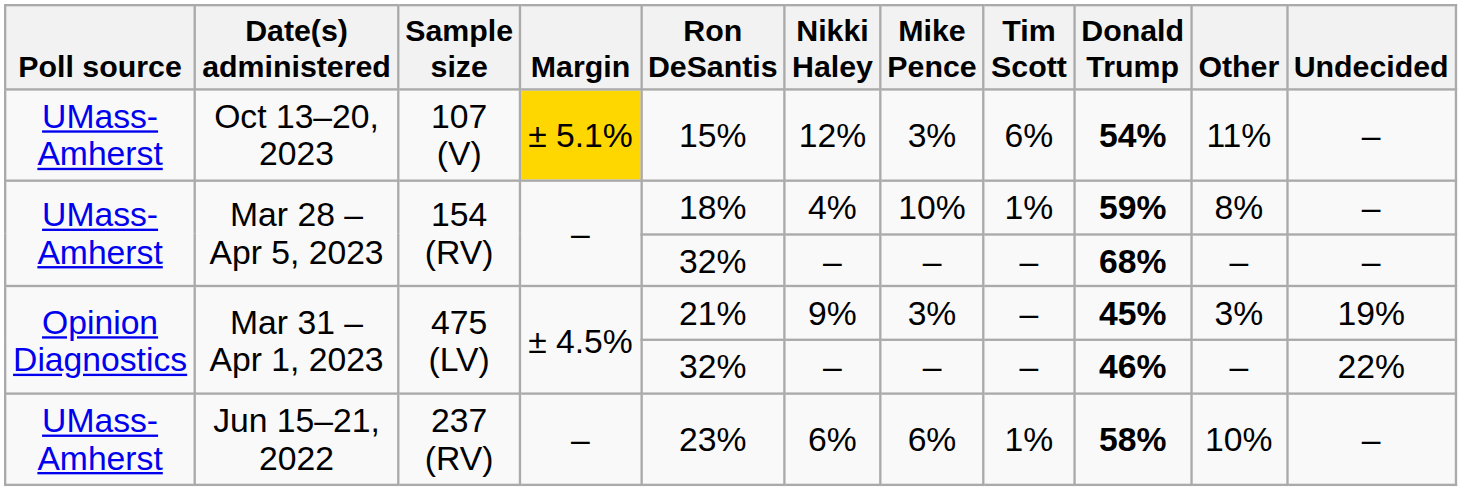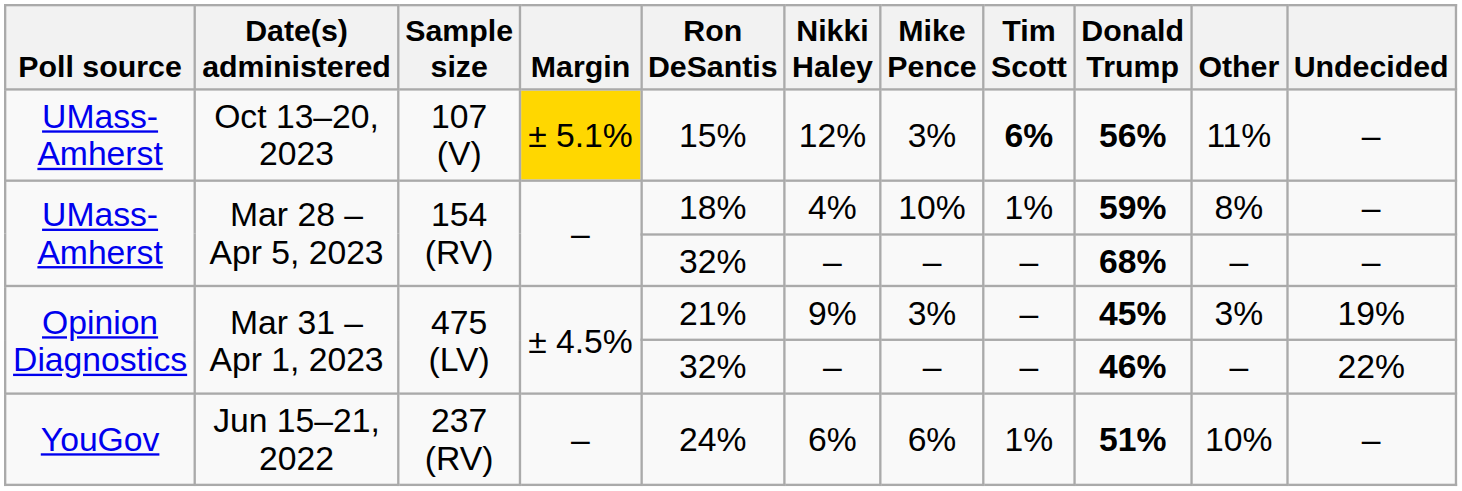(1029, 136) normal -> (1029, 136) bold
(1133, 136) 54% -> (1133, 136) 56%
(100, 439) UMass-Amherst -> (100, 439) YouGov
(713, 439) 23% -> (713, 439) 24%
(1133, 439) 58% -> (1133, 439) 51%
